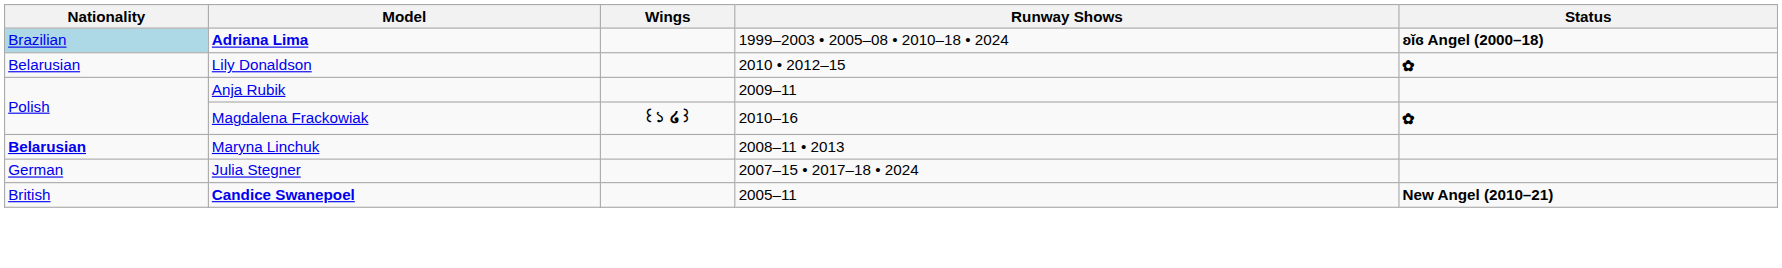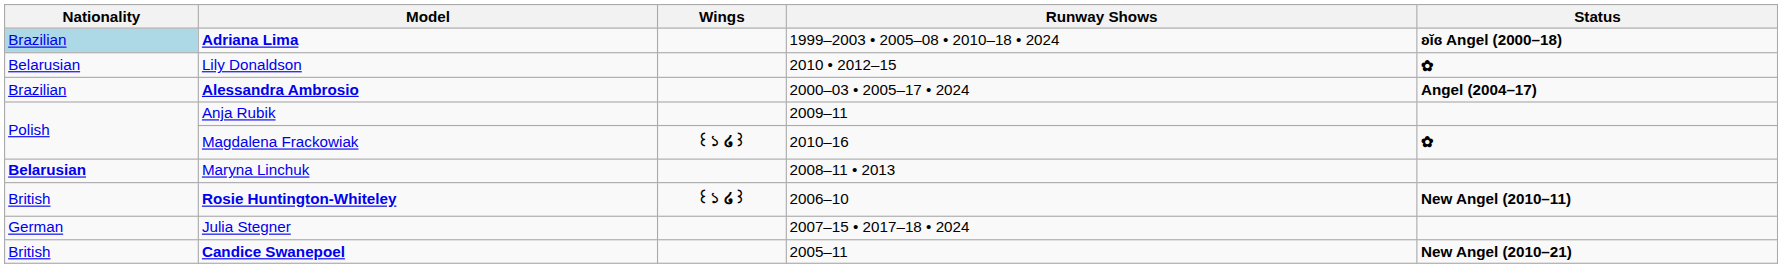+ row: (280, 89)
+ row: (299, 199)
